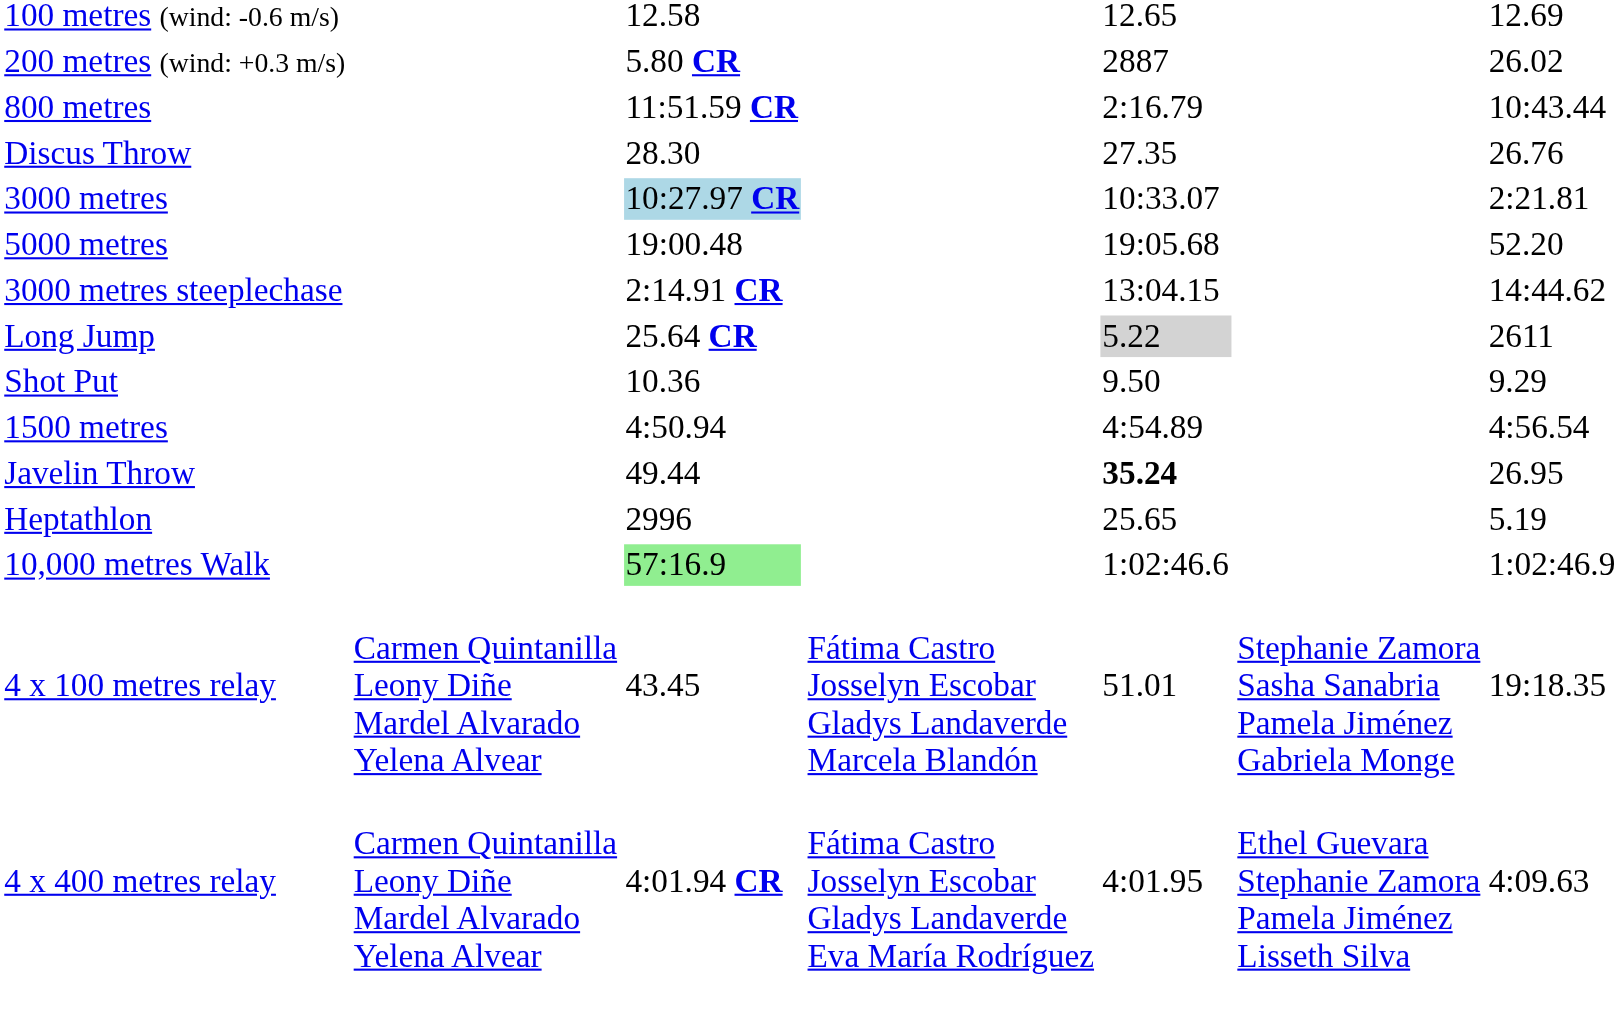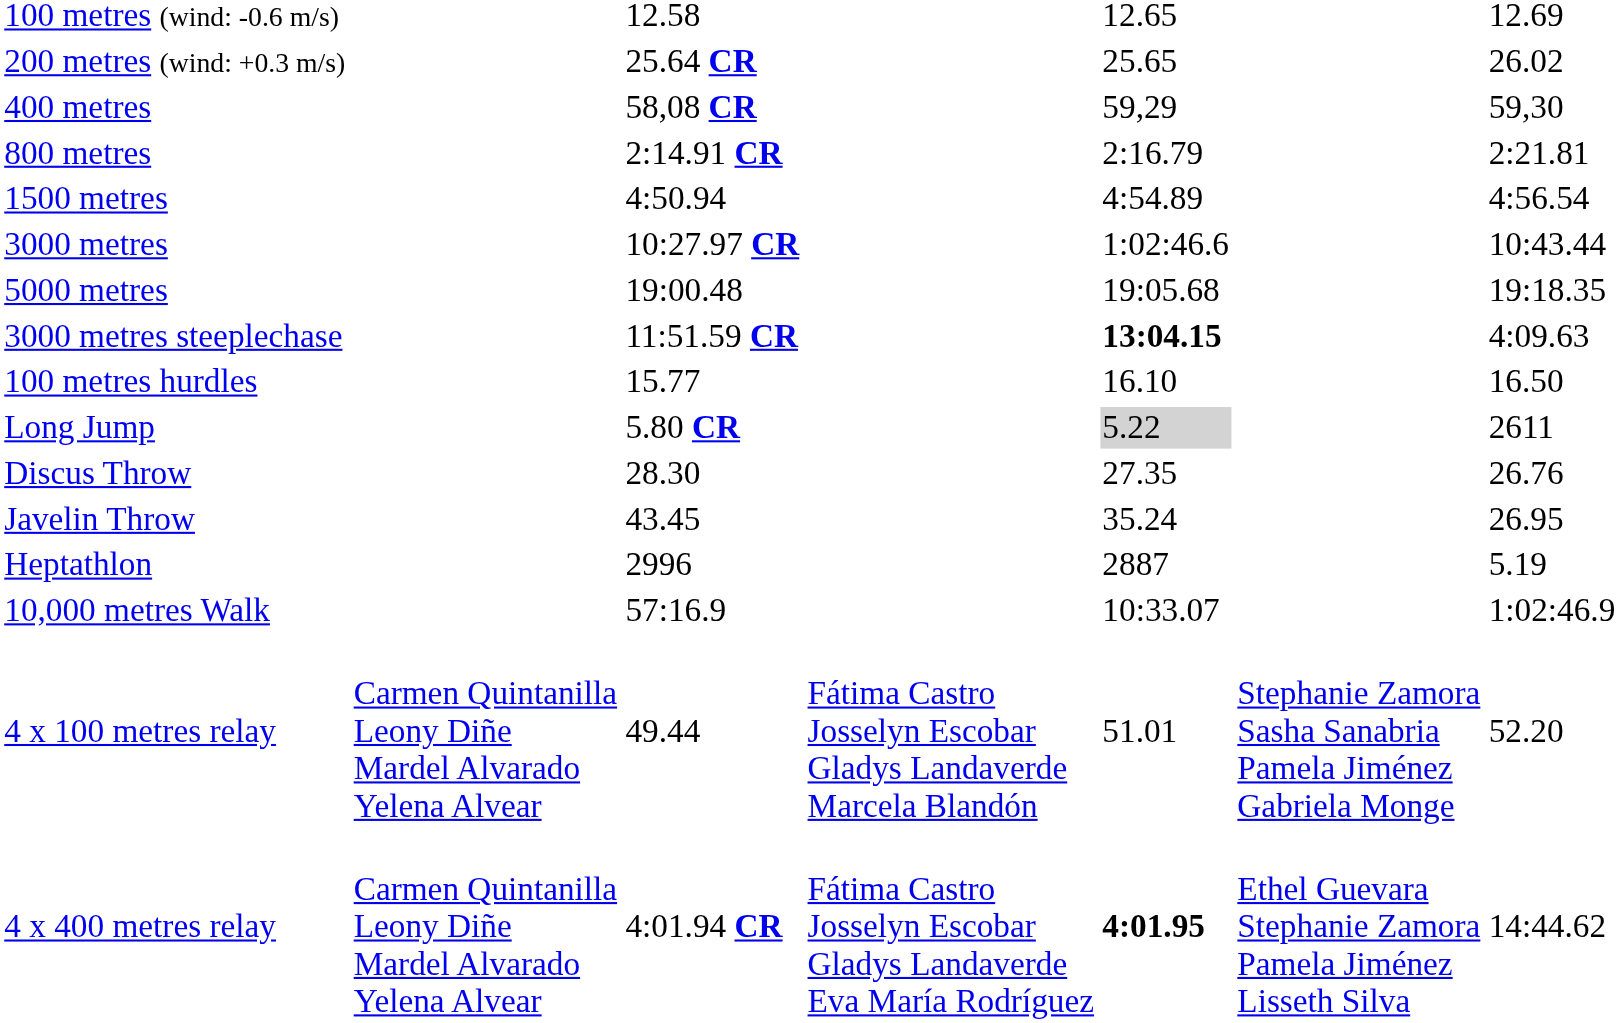(683, 61) 5.80 CR -> (691, 61) 25.64 CR
(1136, 61) 2887 -> (1140, 61) 25.65
+ row: (78, 106)
(712, 106) 11:51.59 CR -> (704, 152) 2:14.91 CR
(1547, 106) 10:43.44 -> (1539, 152) 2:21.81
rows swapped: (86, 427) <-> (98, 152)
(712, 198) lightblue background -> (712, 244) no background
(1161, 198) 10:33.07 -> (1166, 244) 1:02:46.6
(1539, 198) 2:21.81 -> (1547, 244) 10:43.44
(1526, 244) 52.20 -> (1547, 289) 19:18.35
(704, 289) 2:14.91 CR -> (712, 335) 11:51.59 CR
(1161, 289) normal -> (1162, 335) bold
(1547, 289) 14:44.62 -> (1539, 335) 4:09.63
+ row: (131, 381)
(691, 335) 25.64 CR -> (683, 427) 5.80 CR
- row: (61, 381)
(663, 473) 49.44 -> (663, 518) 43.45
(1140, 473) bold -> (1140, 518) normal
(1140, 518) 25.65 -> (1136, 564) 2887
(676, 564) lightgreen background -> (676, 610) no background
(1166, 564) 1:02:46.6 -> (1161, 610) 10:33.07
(663, 685) 43.45 -> (663, 730) 49.44
(1547, 685) 19:18.35 -> (1526, 730) 52.20
(1153, 880) normal -> (1154, 926) bold
(1539, 880) 4:09.63 -> (1547, 926) 14:44.62
